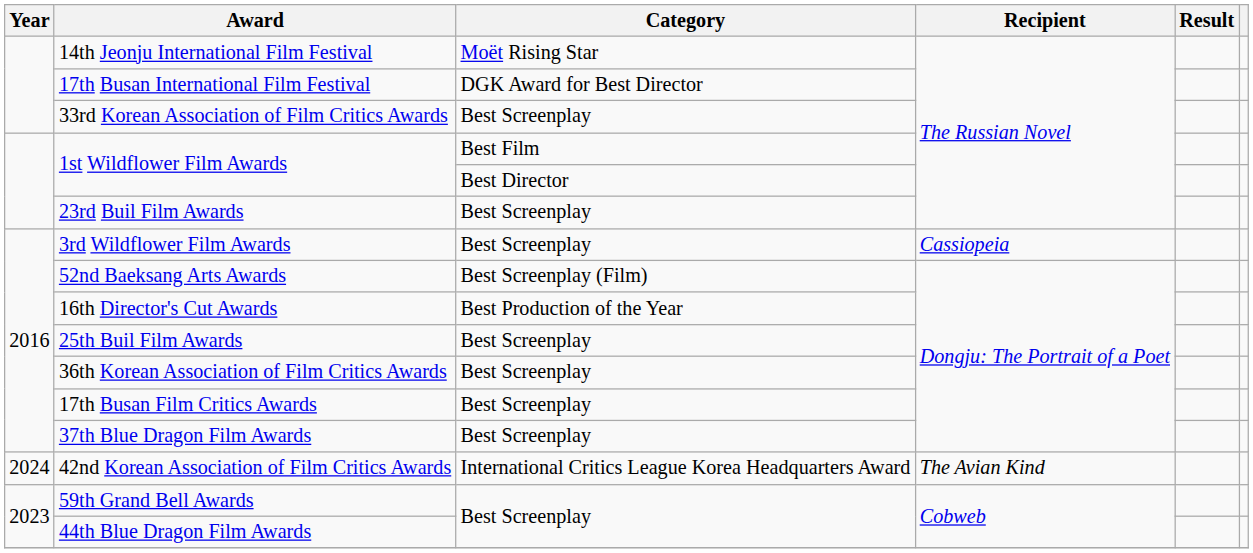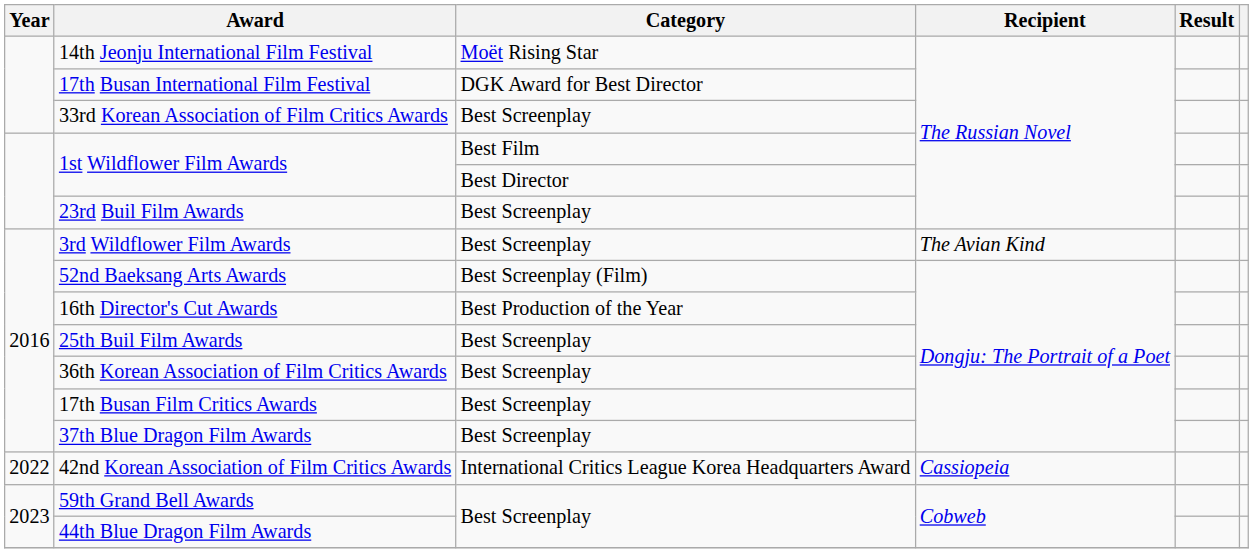(965, 244) Cassiopeia -> (982, 244) The Avian Kind
(29, 468) 2024 -> (29, 468) 2022
(982, 468) The Avian Kind -> (965, 468) Cassiopeia
